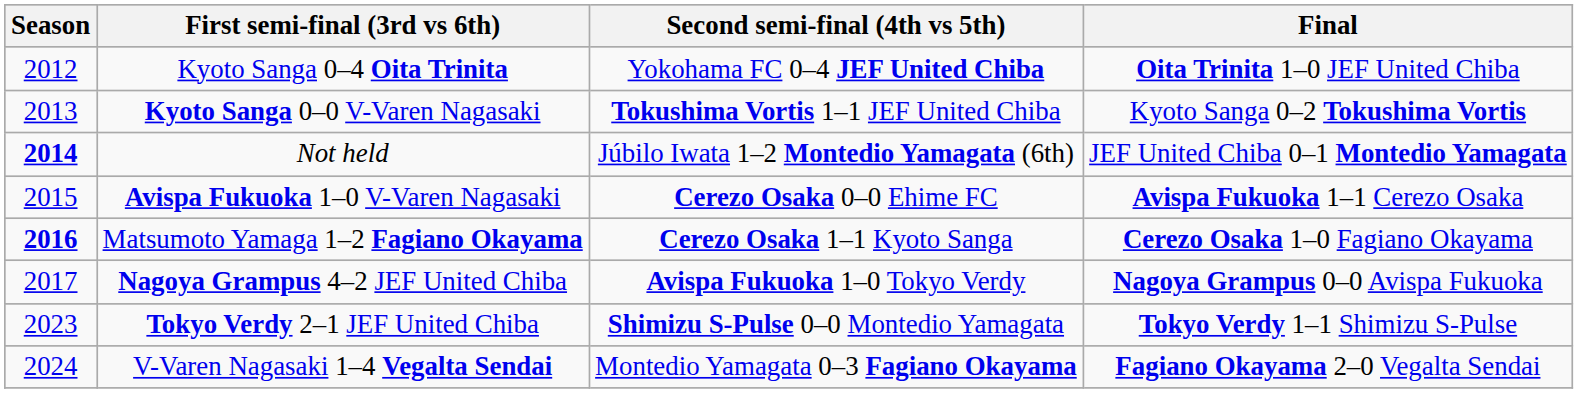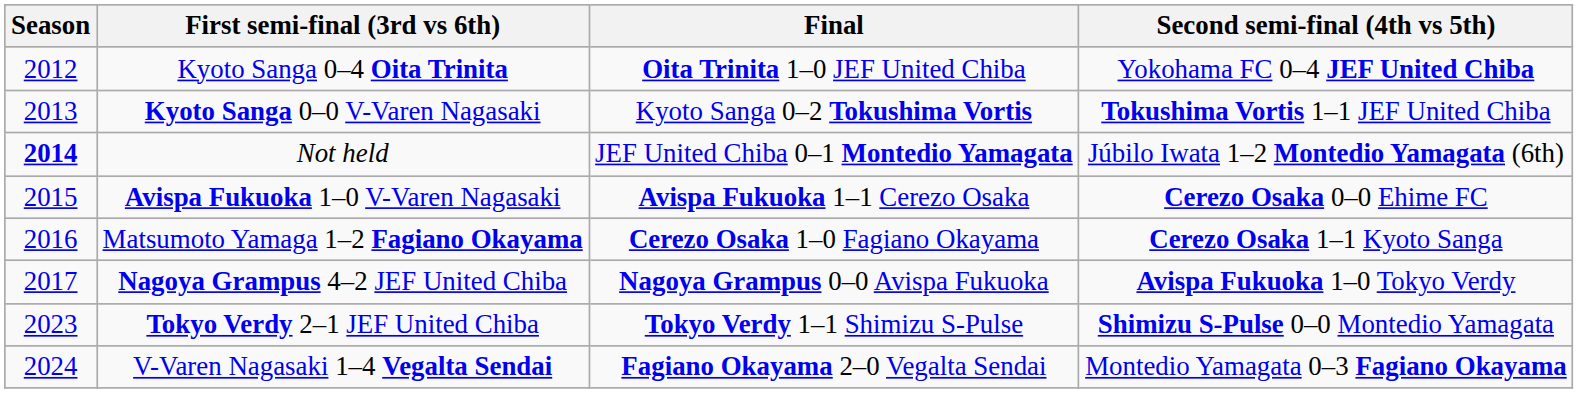columns swapped: (836, 25) <-> (1328, 25)
(51, 238) bold -> (51, 238) normal
